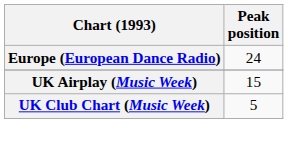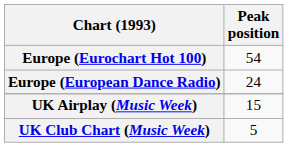+ row: (114, 57)
